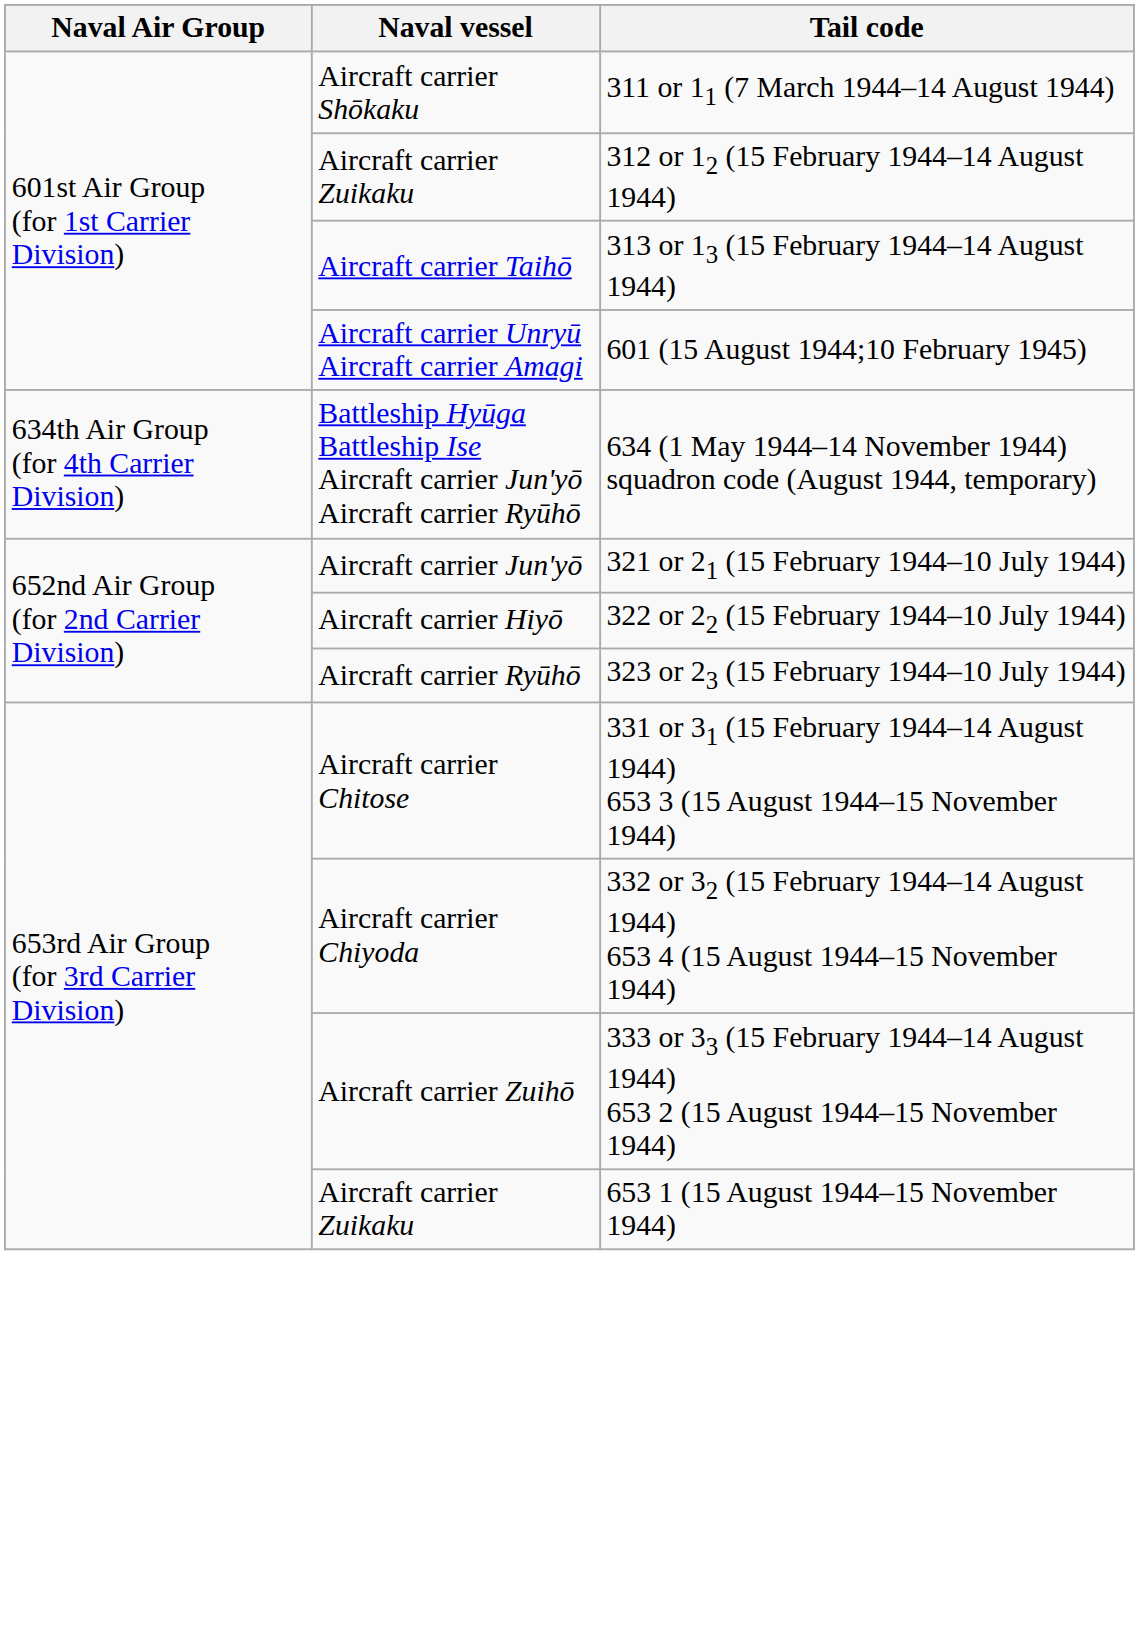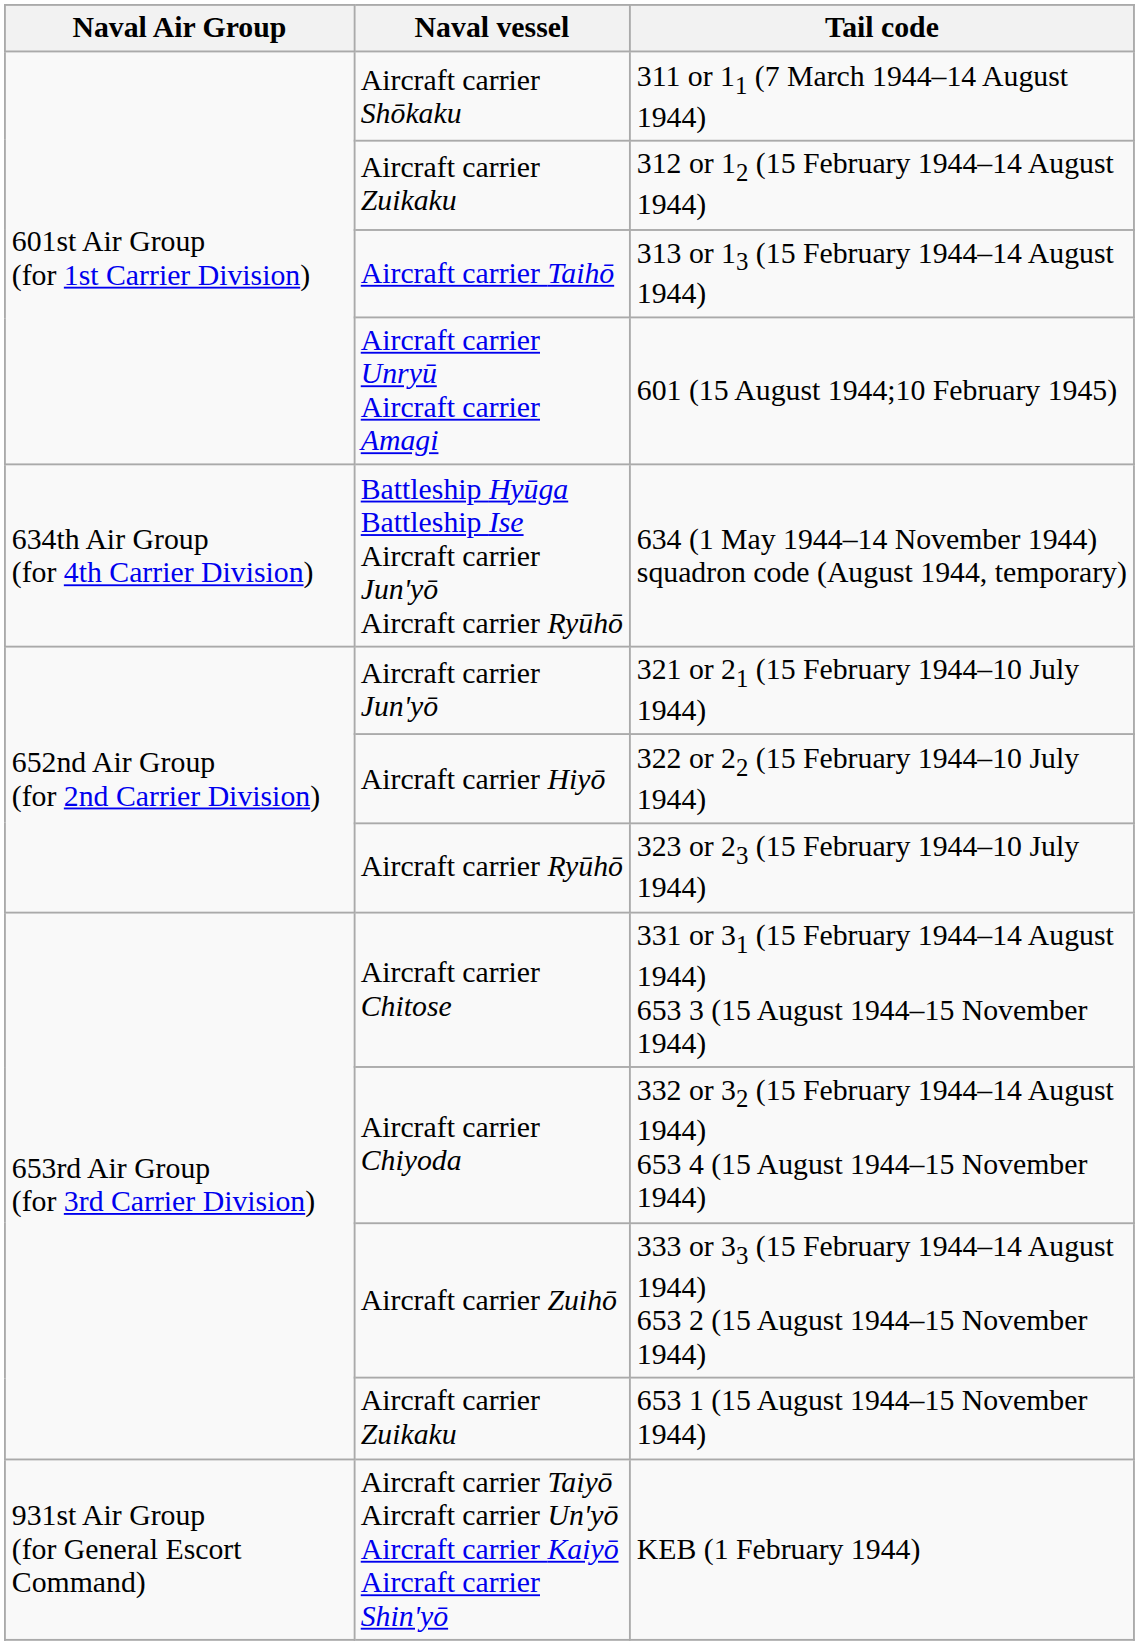+ row: (779, 1548)
